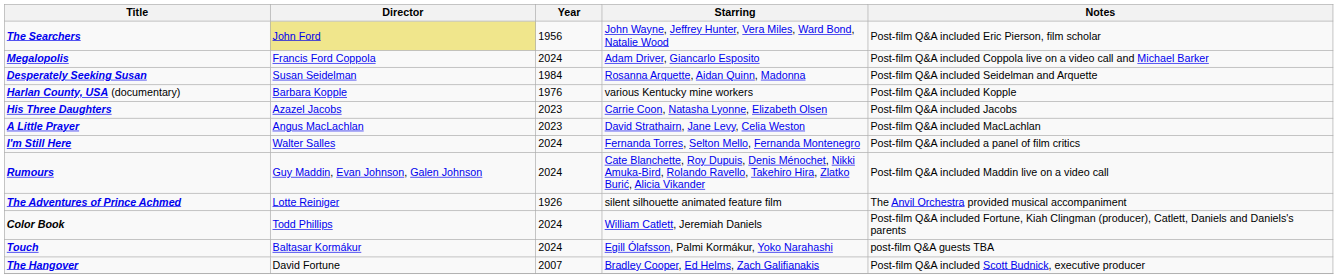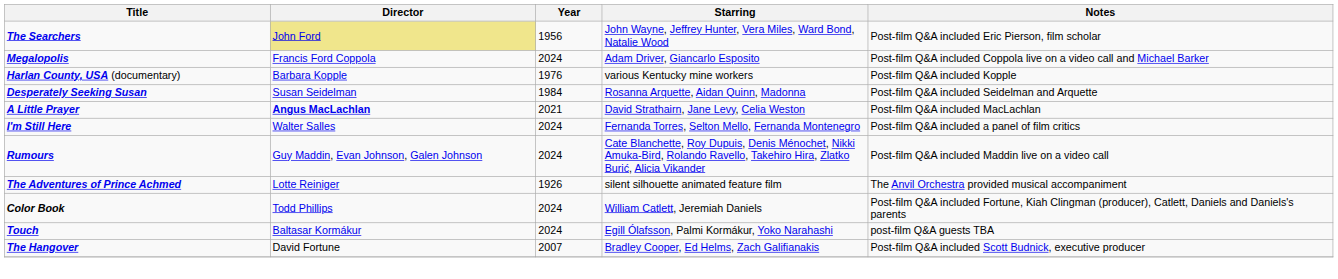rows swapped: (77, 76) <-> (94, 93)
- row: (59, 110)
(318, 127) normal -> (321, 110) bold
(550, 127) 2023 -> (550, 110) 2021
